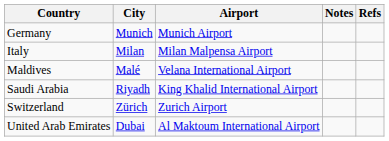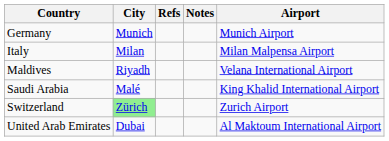columns swapped: (239, 13) <-> (370, 13)
(128, 70) Malé -> (133, 70) Riyadh
(133, 88) Riyadh -> (128, 88) Malé
(132, 107) no background -> (132, 107) lightgreen background
